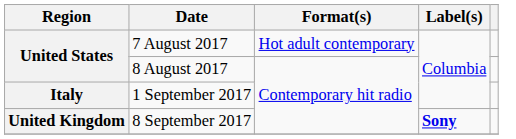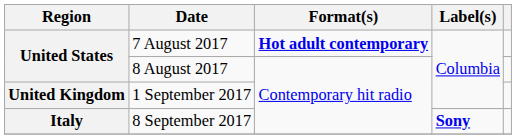(337, 43) normal -> (343, 43) bold
(67, 95) Italy -> (67, 95) United Kingdom
(67, 120) United Kingdom -> (67, 120) Italy
